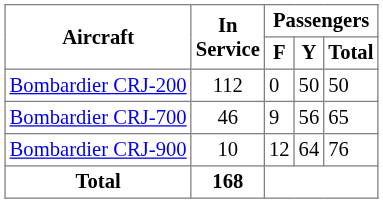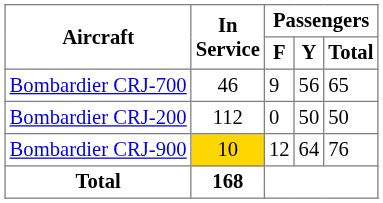rows swapped: (98, 85) <-> (98, 117)
(228, 149) no background -> (228, 149) gold background
